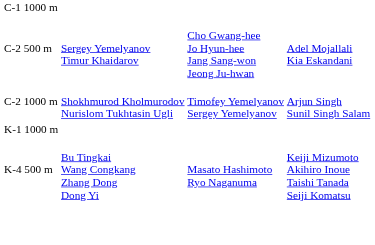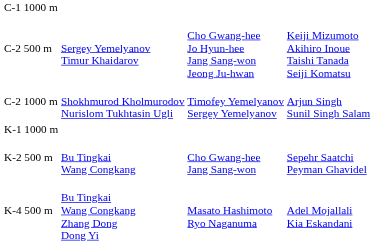(320, 54) Adel Mojallali Kia Eskandani -> (323, 54) Keiji Mizumoto Akihiro Inoue Taishi Tanada Seiji Komatsu
+ row: (28, 157)
(323, 176) Keiji Mizumoto Akihiro Inoue Taishi Tanada Seiji Komatsu -> (320, 216) Adel Mojallali Kia Eskandani
